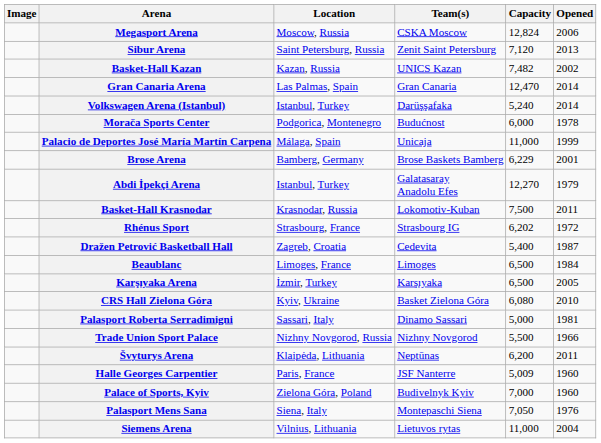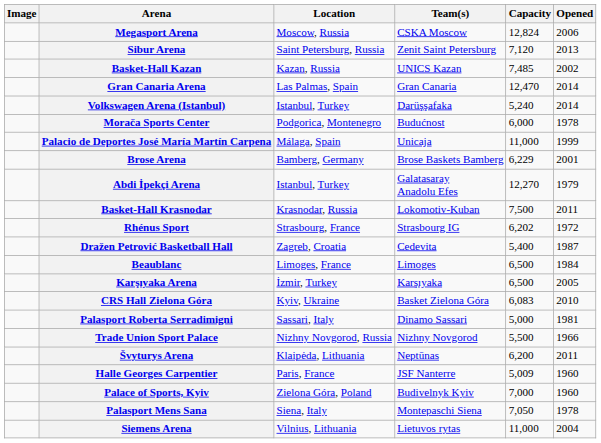(521, 68) 7,482 -> (521, 68) 7,485
(521, 301) 6,080 -> (521, 301) 6,083
(567, 411) 1976 -> (567, 411) 1978
